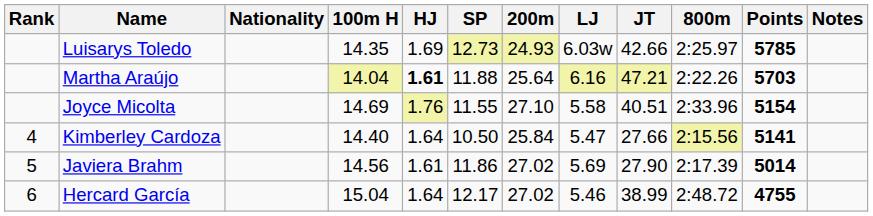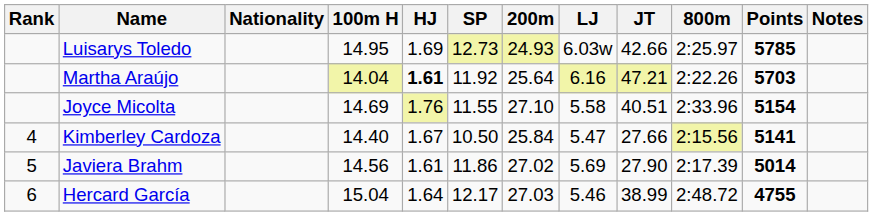(366, 48) 14.35 -> (366, 48) 14.95
(475, 78) 11.88 -> (475, 78) 11.92
(425, 136) 1.64 -> (425, 136) 1.67
(531, 195) 27.02 -> (531, 195) 27.03
